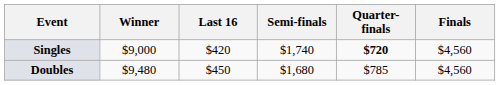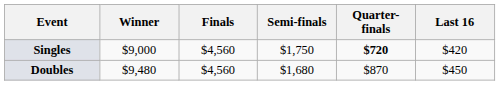columns swapped: (455, 22) <-> (218, 22)
(297, 50) $1,740 -> (297, 50) $1,750
(376, 70) $785 -> (376, 70) $870
